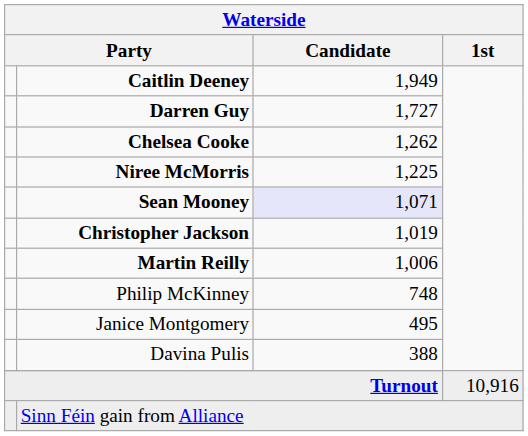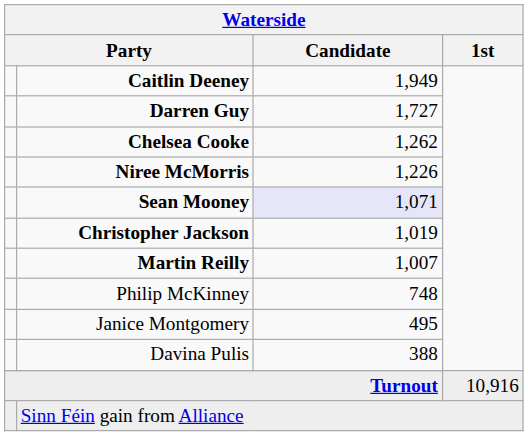(416, 171) 1,225 -> (416, 171) 1,226
(416, 263) 1,006 -> (416, 263) 1,007
